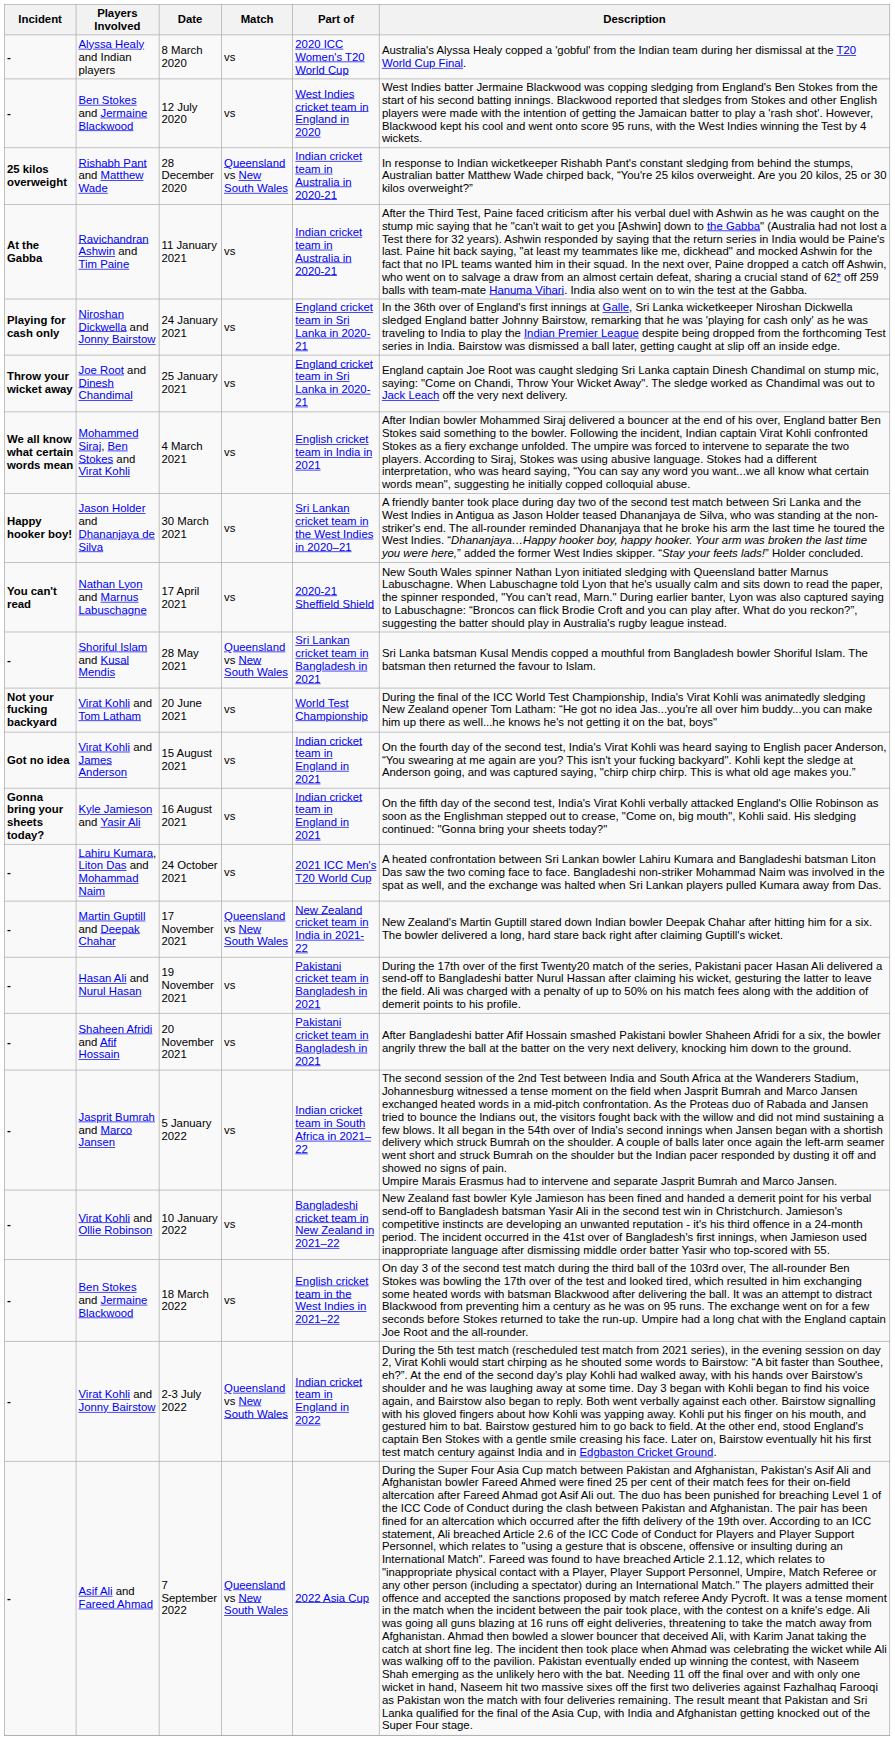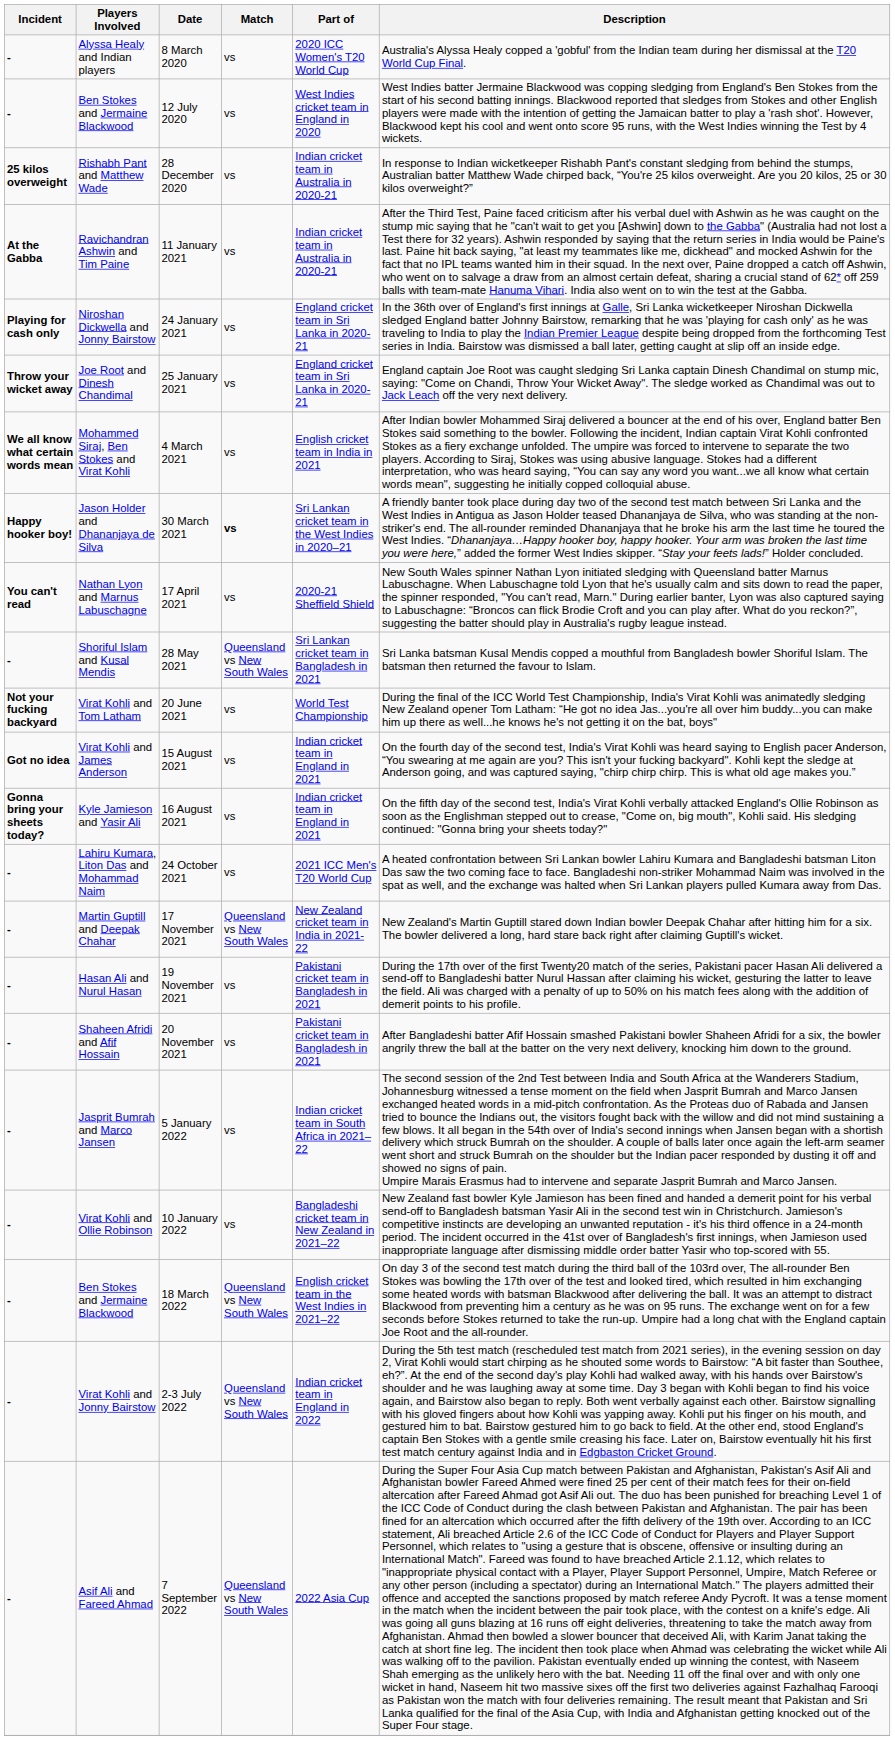(256, 176) Queensland vs New South Wales -> (230, 176) vs
(230, 528) normal -> (230, 528) bold
(230, 1300) vs -> (256, 1300) Queensland vs New South Wales
